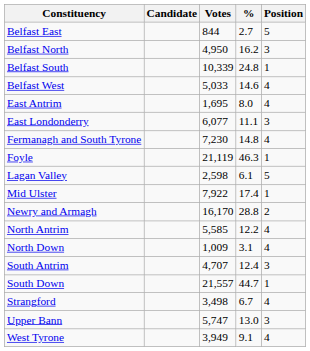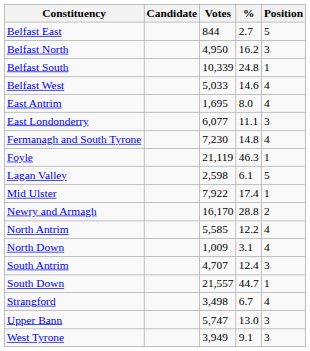(267, 337) 4 -> (267, 337) 3
